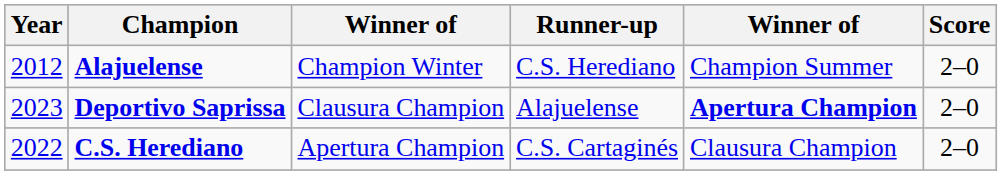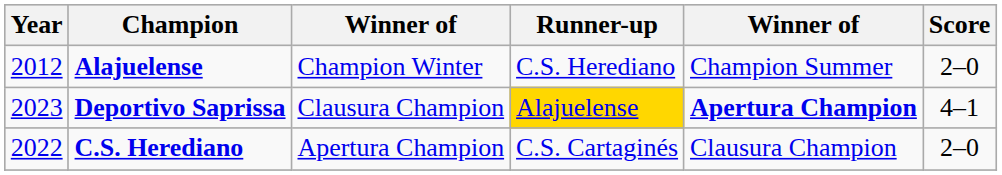(577, 107) no background -> (577, 107) gold background
(959, 107) 2–0 -> (959, 107) 4–1
